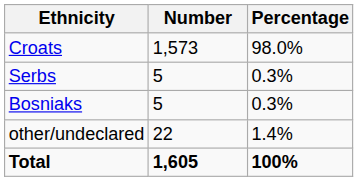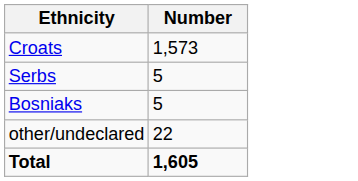- column: (300, 18)
